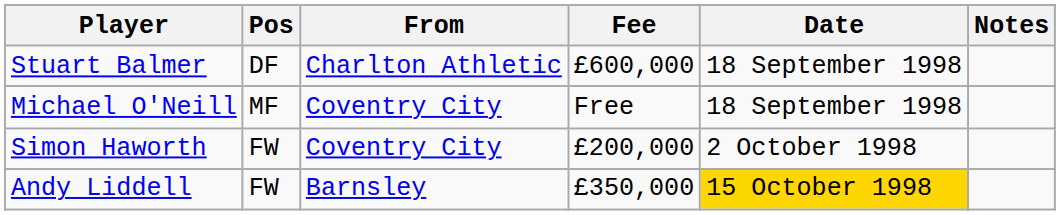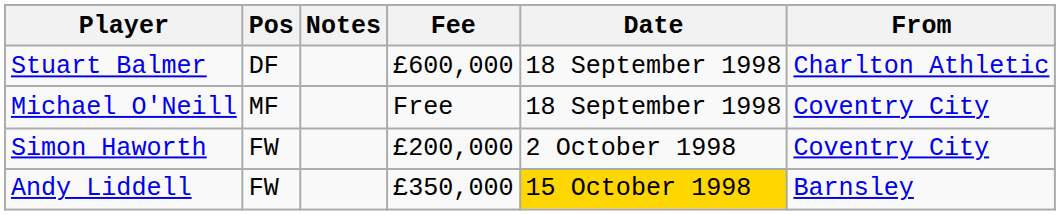columns swapped: (434, 25) <-> (1012, 25)
